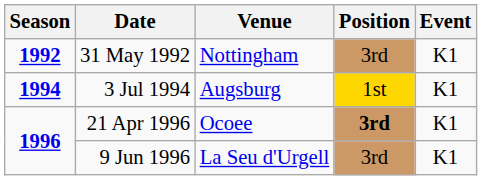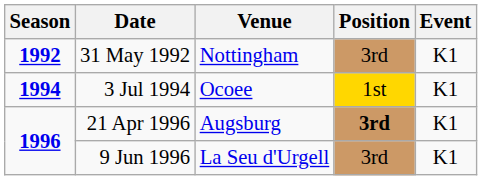(240, 89) Augsburg -> (226, 89) Ocoee
(226, 123) Ocoee -> (240, 123) Augsburg
